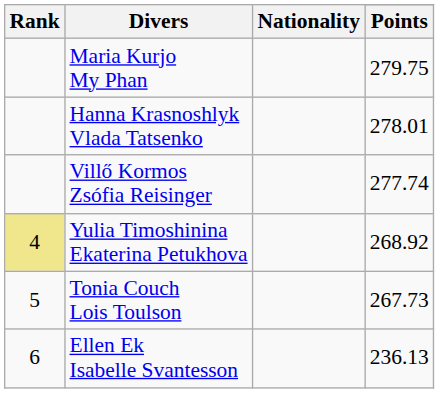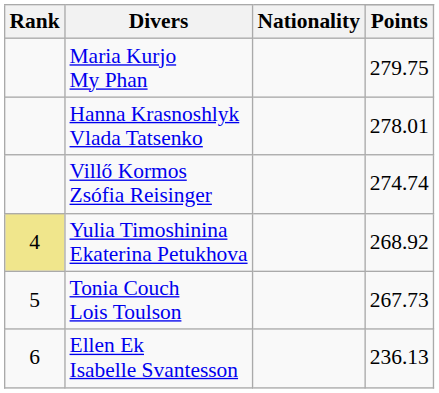(399, 183) 277.74 -> (399, 183) 274.74
